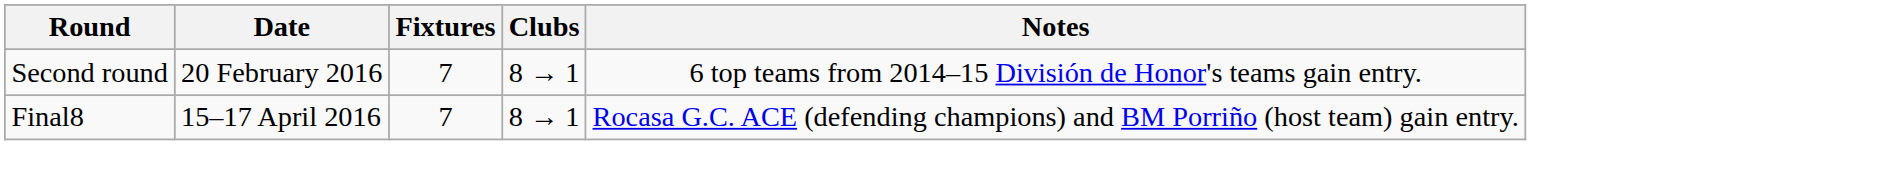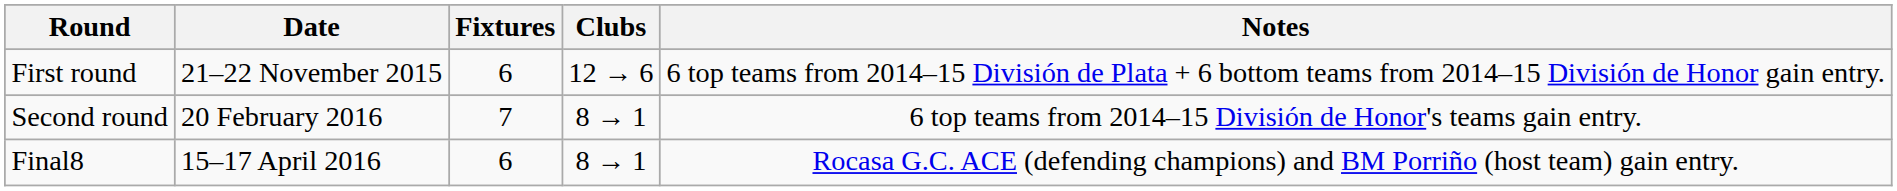+ row: (74, 71)
(446, 116) 7 -> (505, 161) 6
